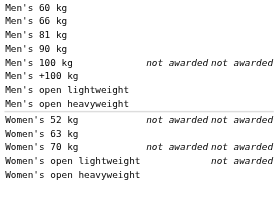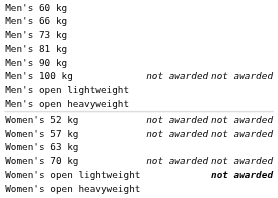+ row: (36, 35)
- row: (42, 76)
+ row: (42, 134)
(242, 161) normal -> (242, 175) bold
